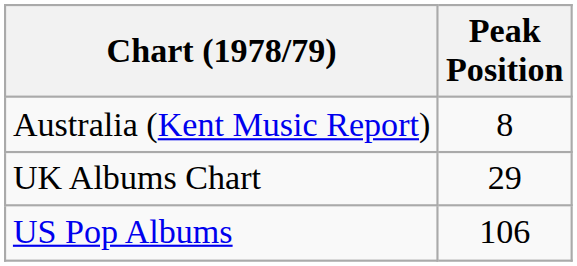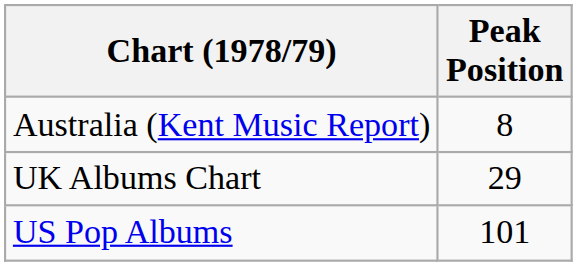(505, 232) 106 -> (505, 232) 101
